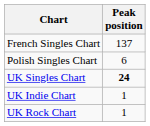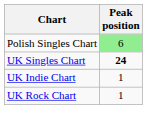- row: (53, 43)
(124, 60) no background -> (121, 43) lightgreen background
